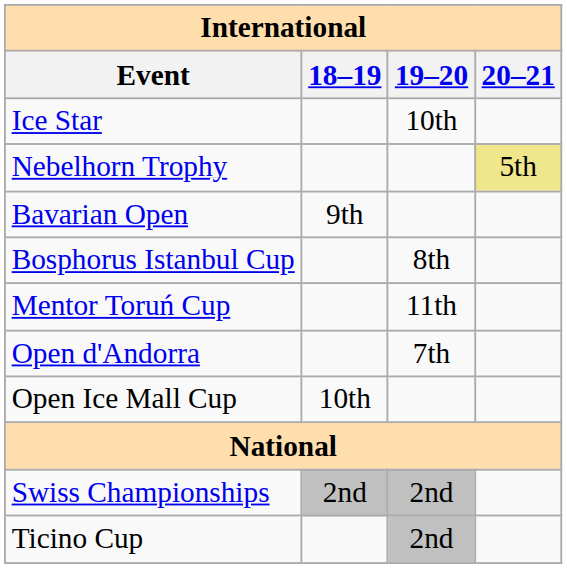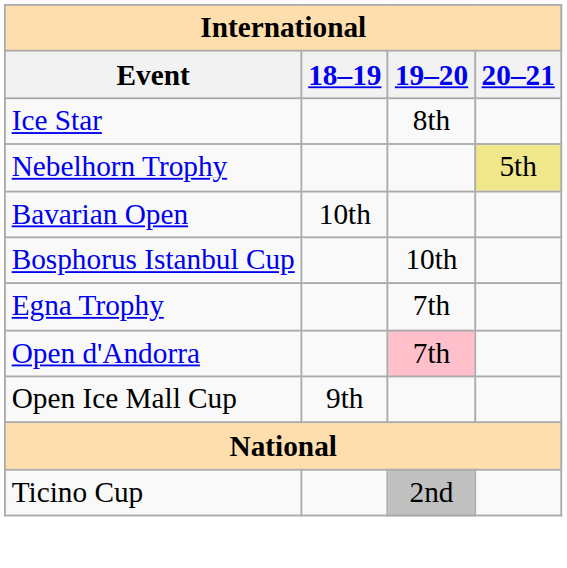(431, 120) 10th -> (431, 120) 8th
(345, 213) 9th -> (345, 213) 10th
(431, 259) 8th -> (431, 259) 10th
+ row: (88, 306)
- row: (121, 306)
(431, 352) no background -> (431, 352) pink background
(345, 399) 10th -> (345, 399) 9th
- row: (141, 492)
